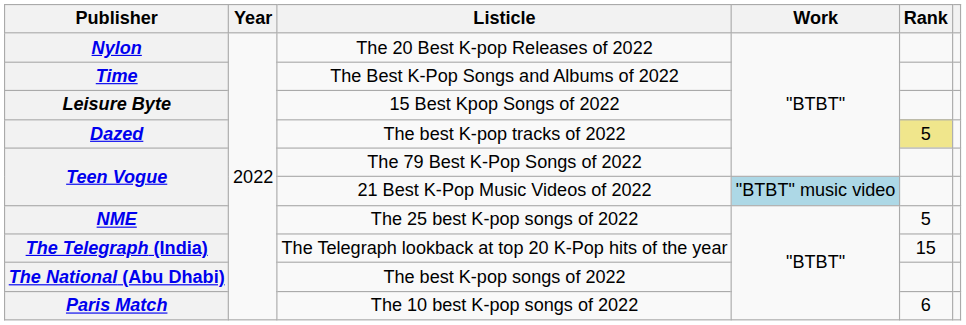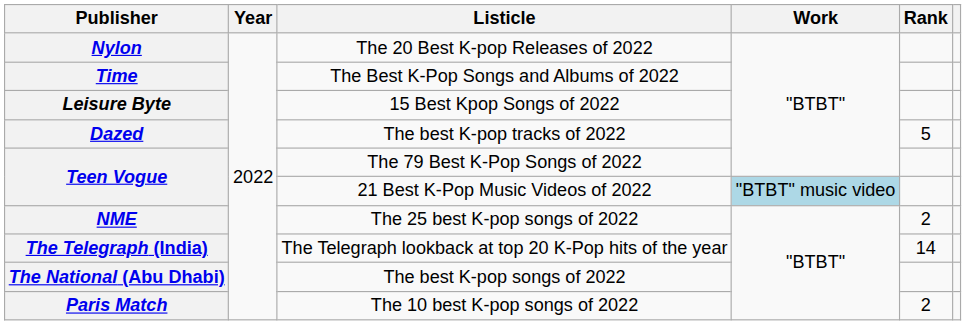(926, 133) khaki background -> (926, 133) no background
(926, 219) 5 -> (926, 219) 2
(926, 248) 15 -> (926, 248) 14
(926, 305) 6 -> (926, 305) 2
